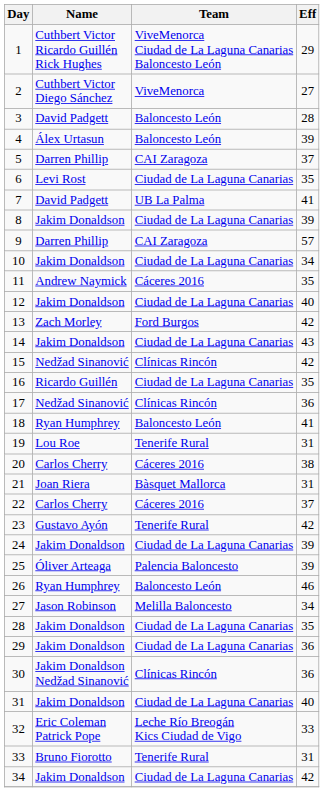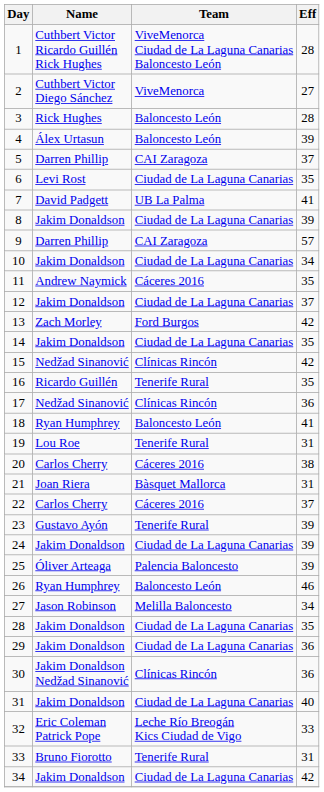(308, 49) 29 -> (308, 49) 28
(72, 118) David Padgett -> (69, 118) Rick Hughes
(308, 301) 40 -> (308, 301) 37
(308, 342) 43 -> (308, 342) 35
(214, 382) Ciudad de La Laguna Canarias -> (172, 382) Tenerife Rural
(308, 524) 42 -> (308, 524) 39
